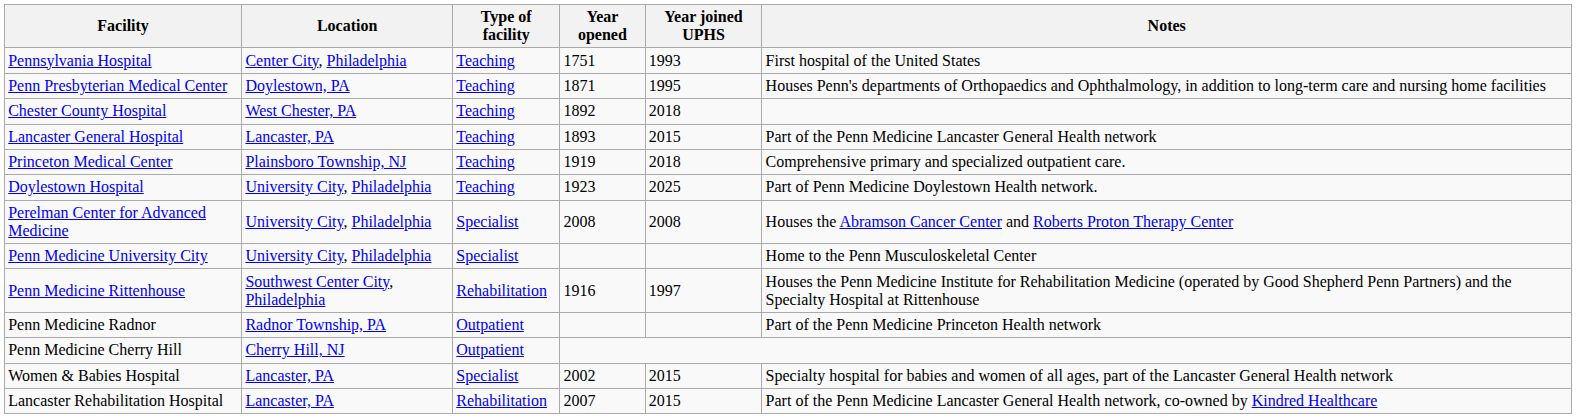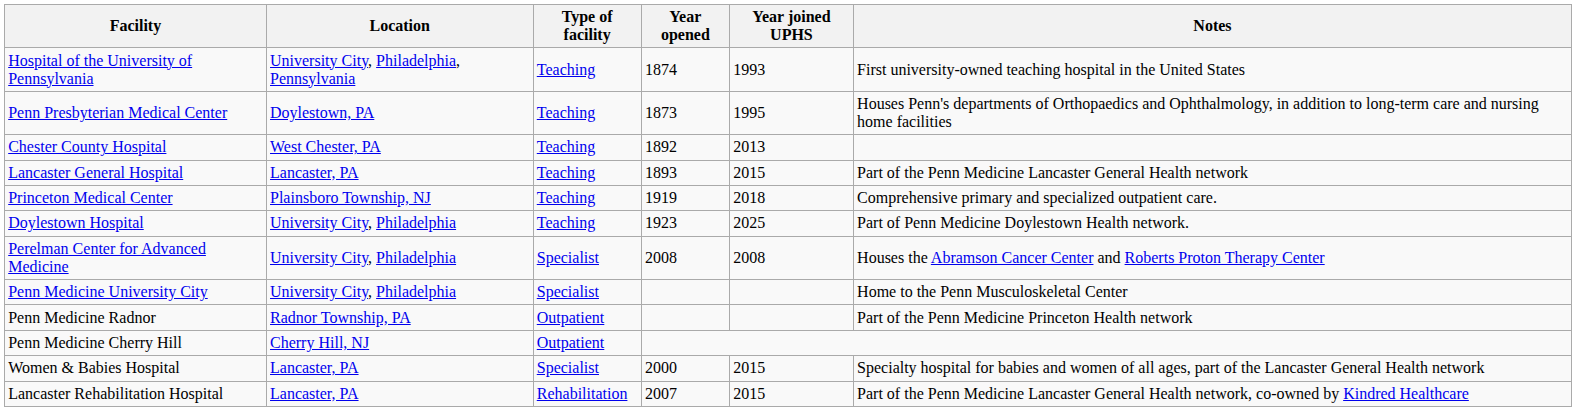+ row: (100, 69)
- row: (80, 60)
(579, 85) 1871 -> (661, 112) 1873
(665, 111) 2018 -> (749, 147) 2013
- row: (97, 290)
(579, 375) 2002 -> (661, 368) 2000
